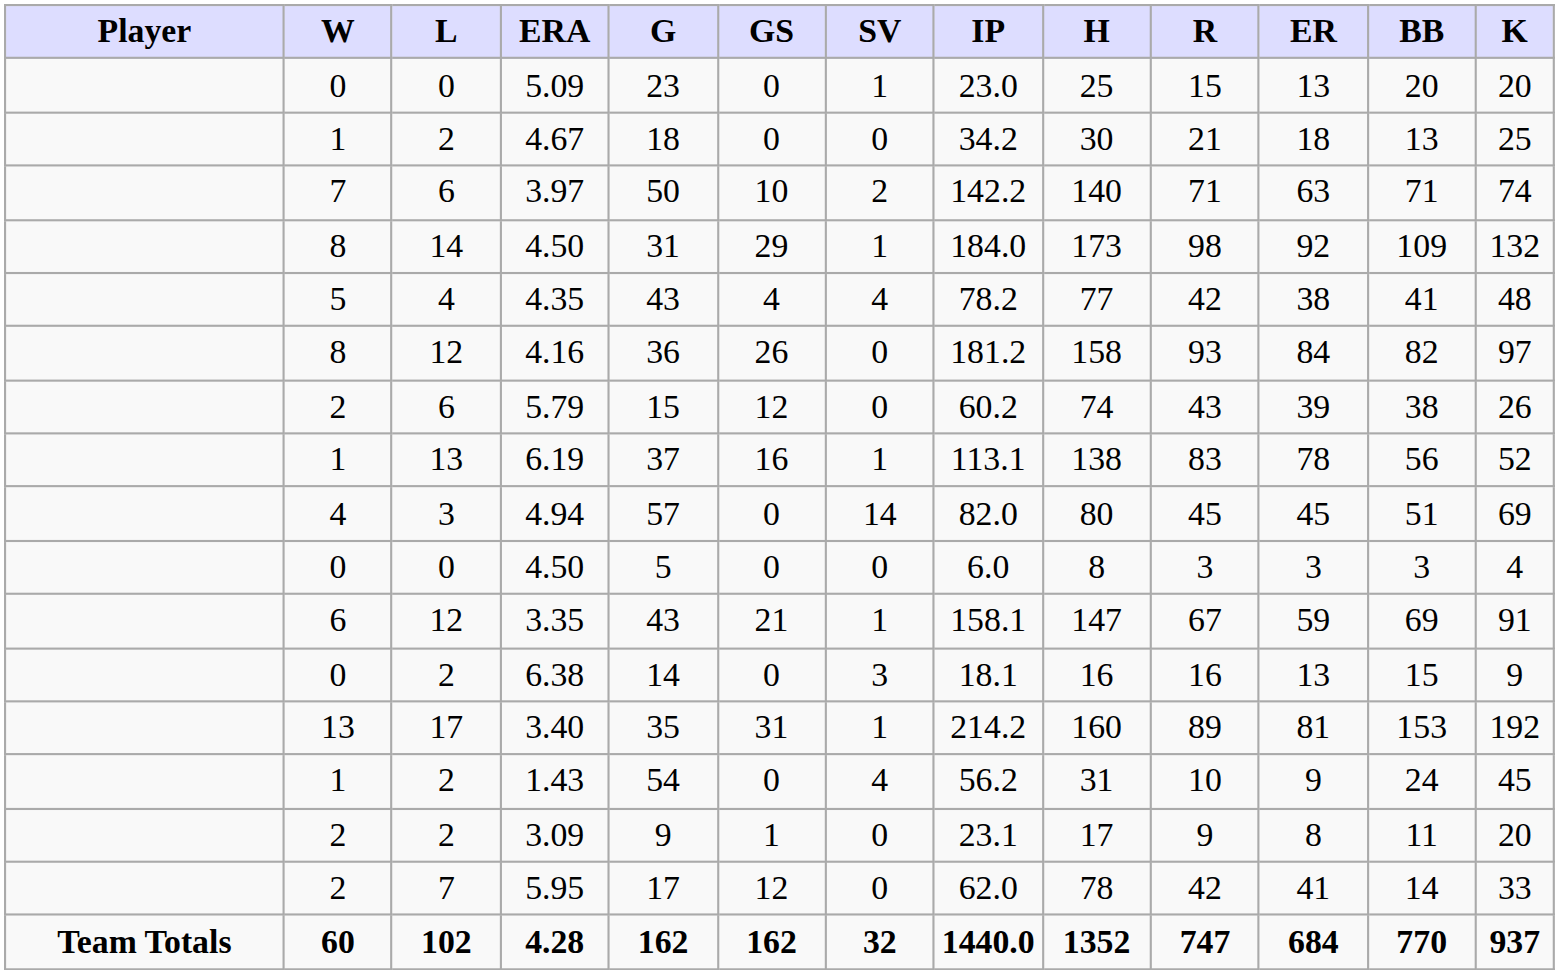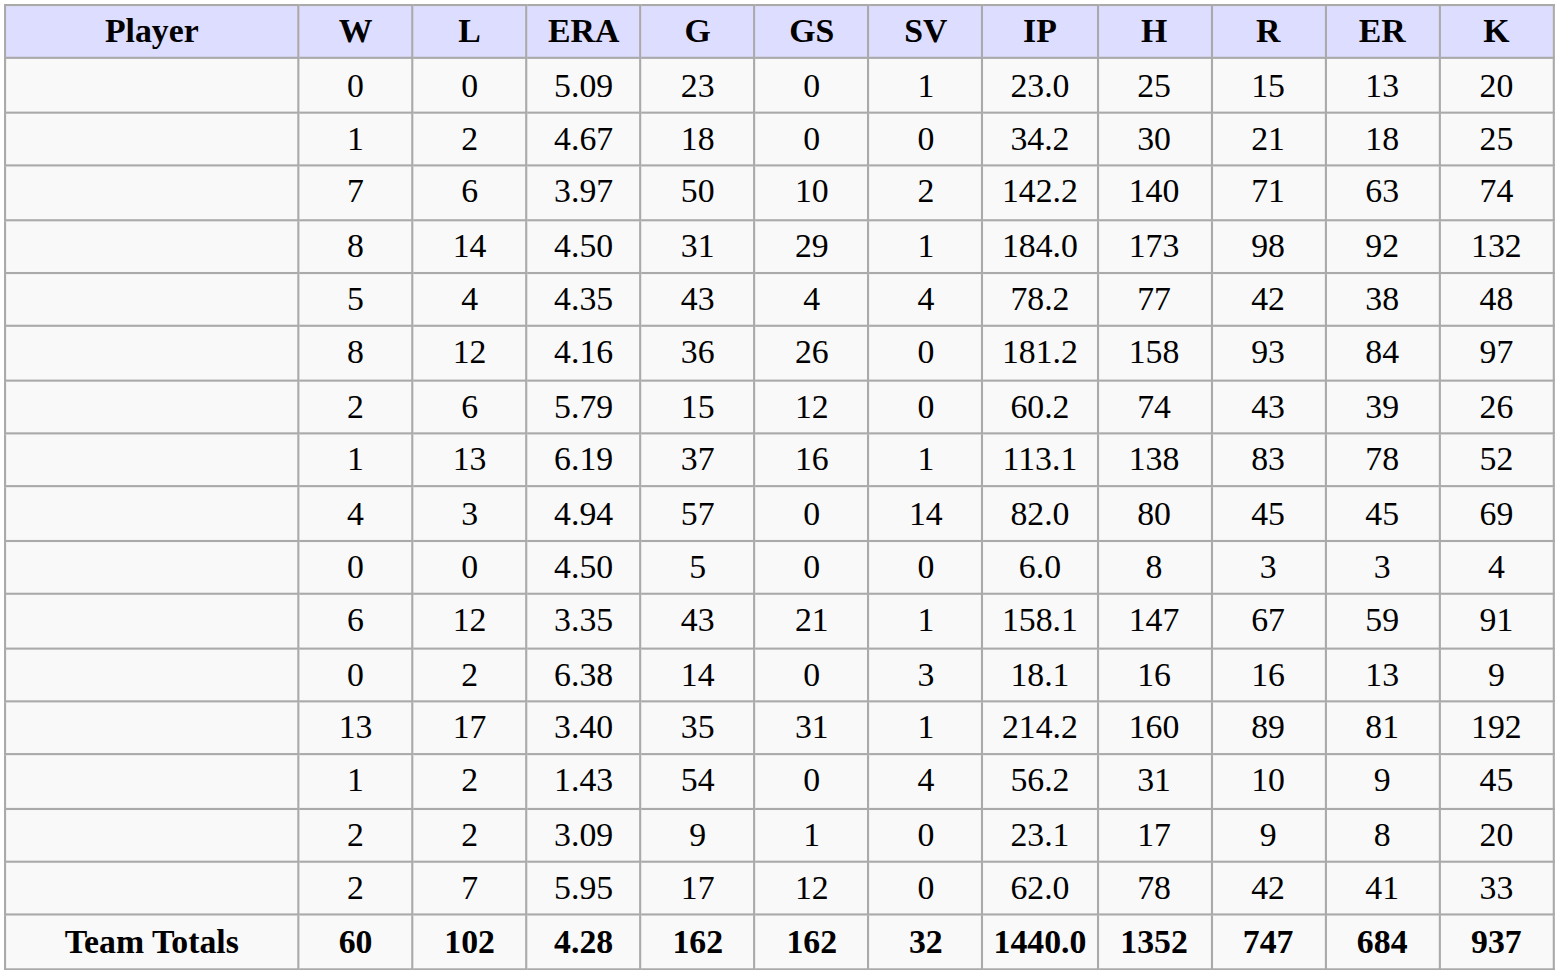- column: (1422, 31)
